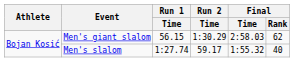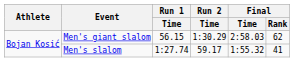(278, 50) 40 -> (278, 50) 41
